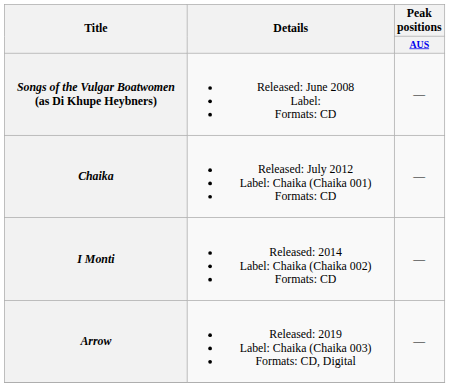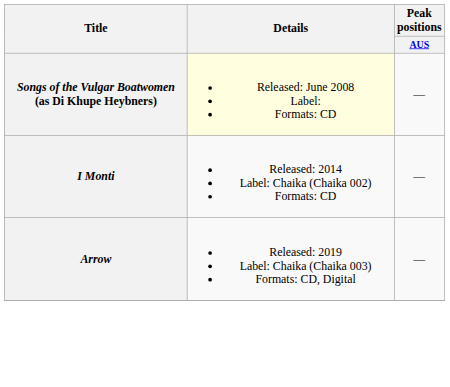(291, 101) no background -> (291, 101) lightyellow background
- row: (96, 176)
